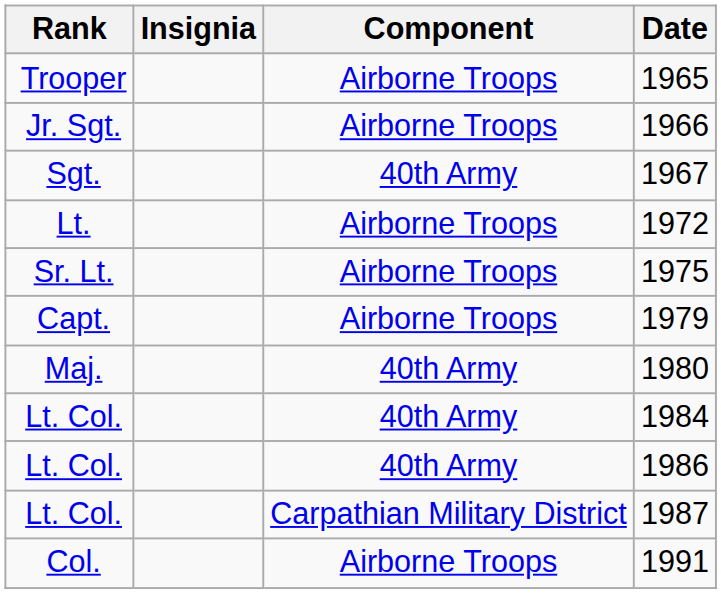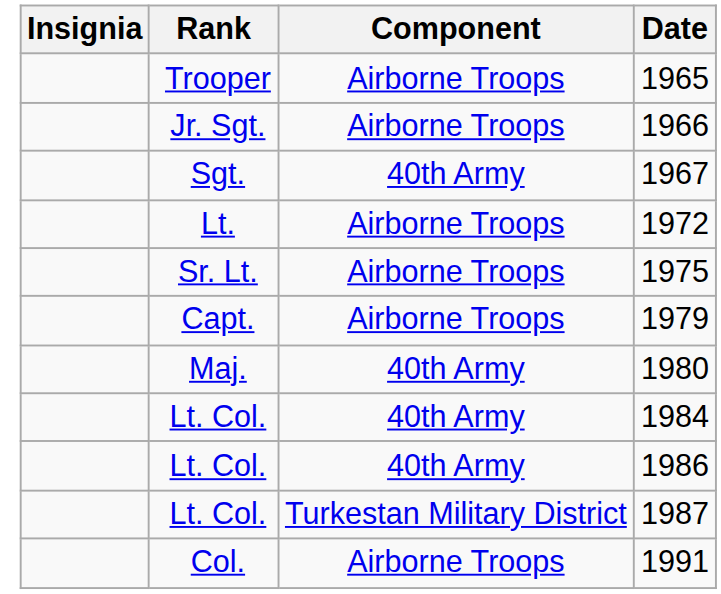columns swapped: (198, 29) <-> (69, 29)
(448, 513) Carpathian Military District -> (456, 513) Turkestan Military District
